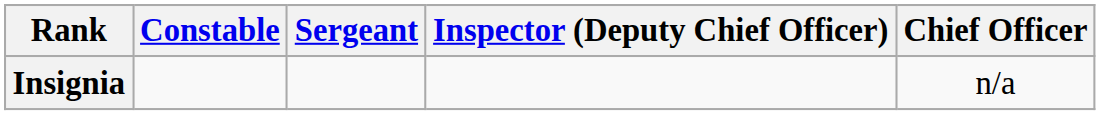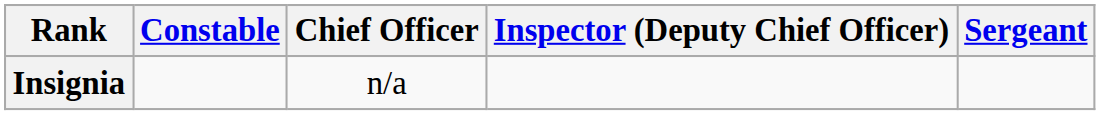columns swapped: (356, 30) <-> (996, 30)
